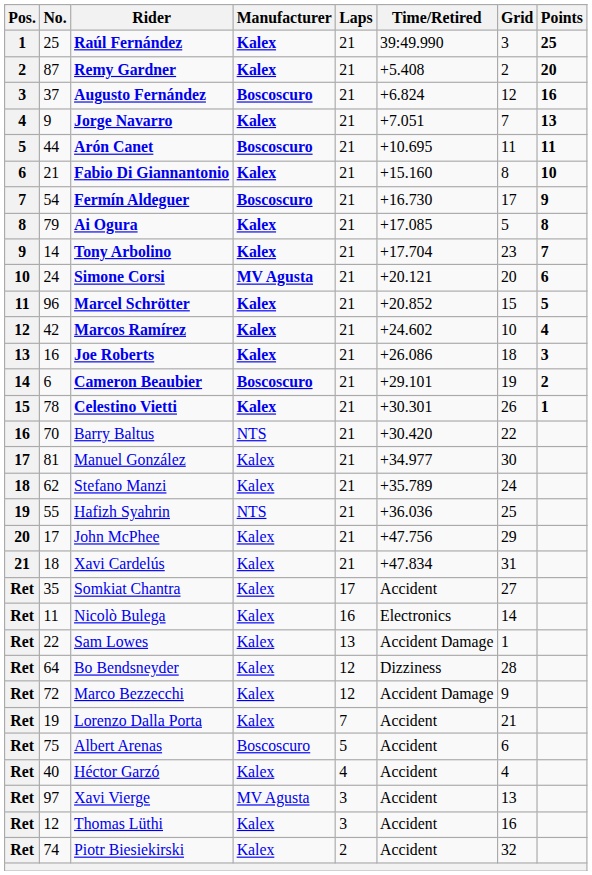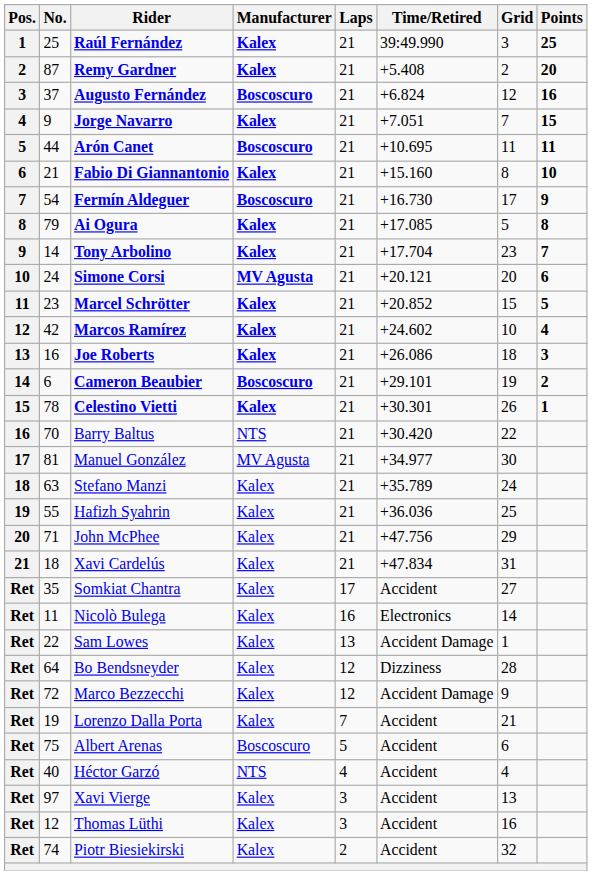(549, 121) 13 -> (549, 121) 15
(51, 303) 96 -> (51, 303) 23
(255, 459) Kalex -> (273, 459) MV Agusta
(51, 485) 62 -> (51, 485) 63
(252, 511) NTS -> (255, 511) Kalex
(51, 537) 17 -> (51, 537) 71
(255, 771) Kalex -> (252, 771) NTS
(273, 797) MV Agusta -> (255, 797) Kalex
